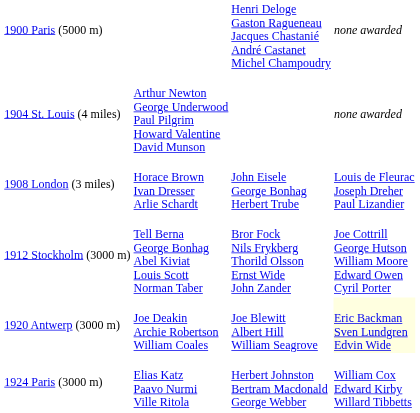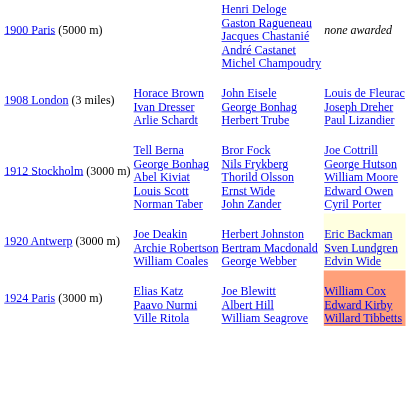- row: (62, 113)
(275, 332) Joe Blewitt Albert Hill William Seagrove -> (270, 248) Herbert Johnston Bertram Macdonald George Webber
(280, 389) Herbert Johnston Bertram Macdonald George Webber -> (265, 305) Joe Blewitt Albert Hill William Seagrove
(373, 389) no background -> (363, 305) lightsalmon background
